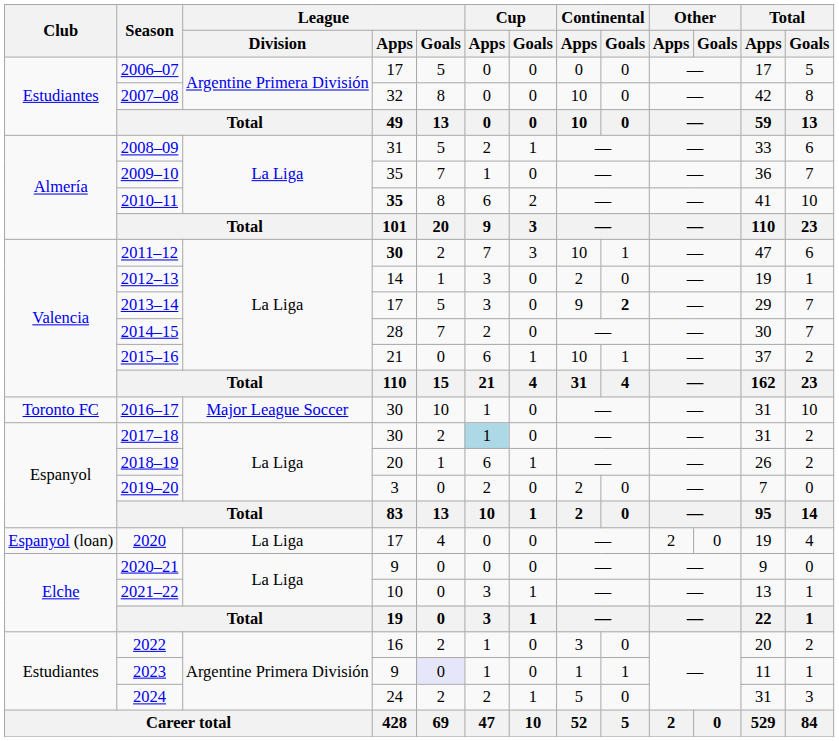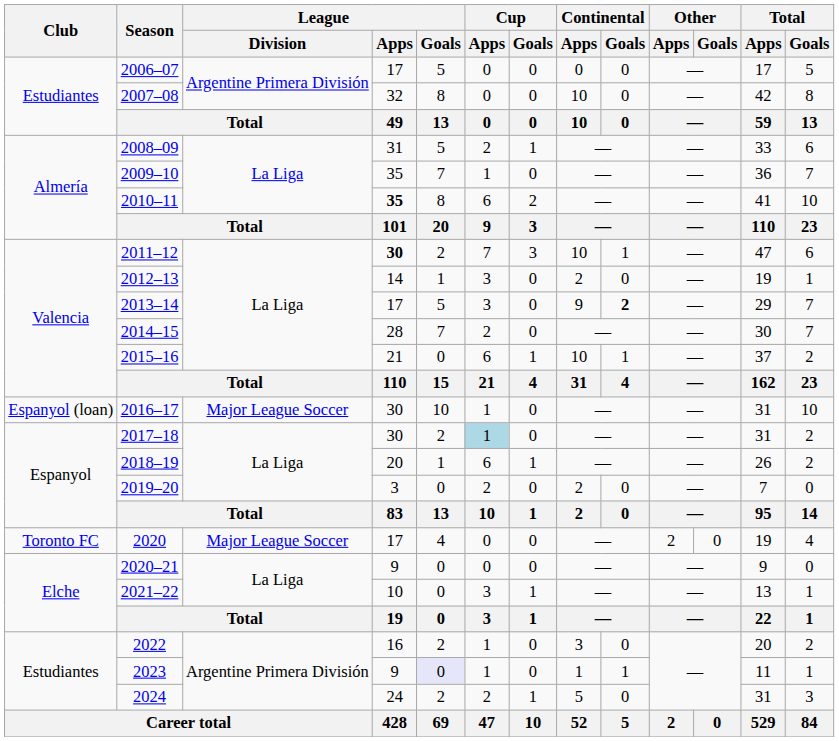(61, 409) Toronto FC -> (61, 409) Espanyol (loan)
(61, 540) Espanyol (loan) -> (61, 540) Toronto FC
(277, 540) La Liga -> (277, 540) Major League Soccer
